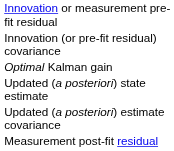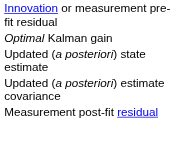- row: (80, 44)
